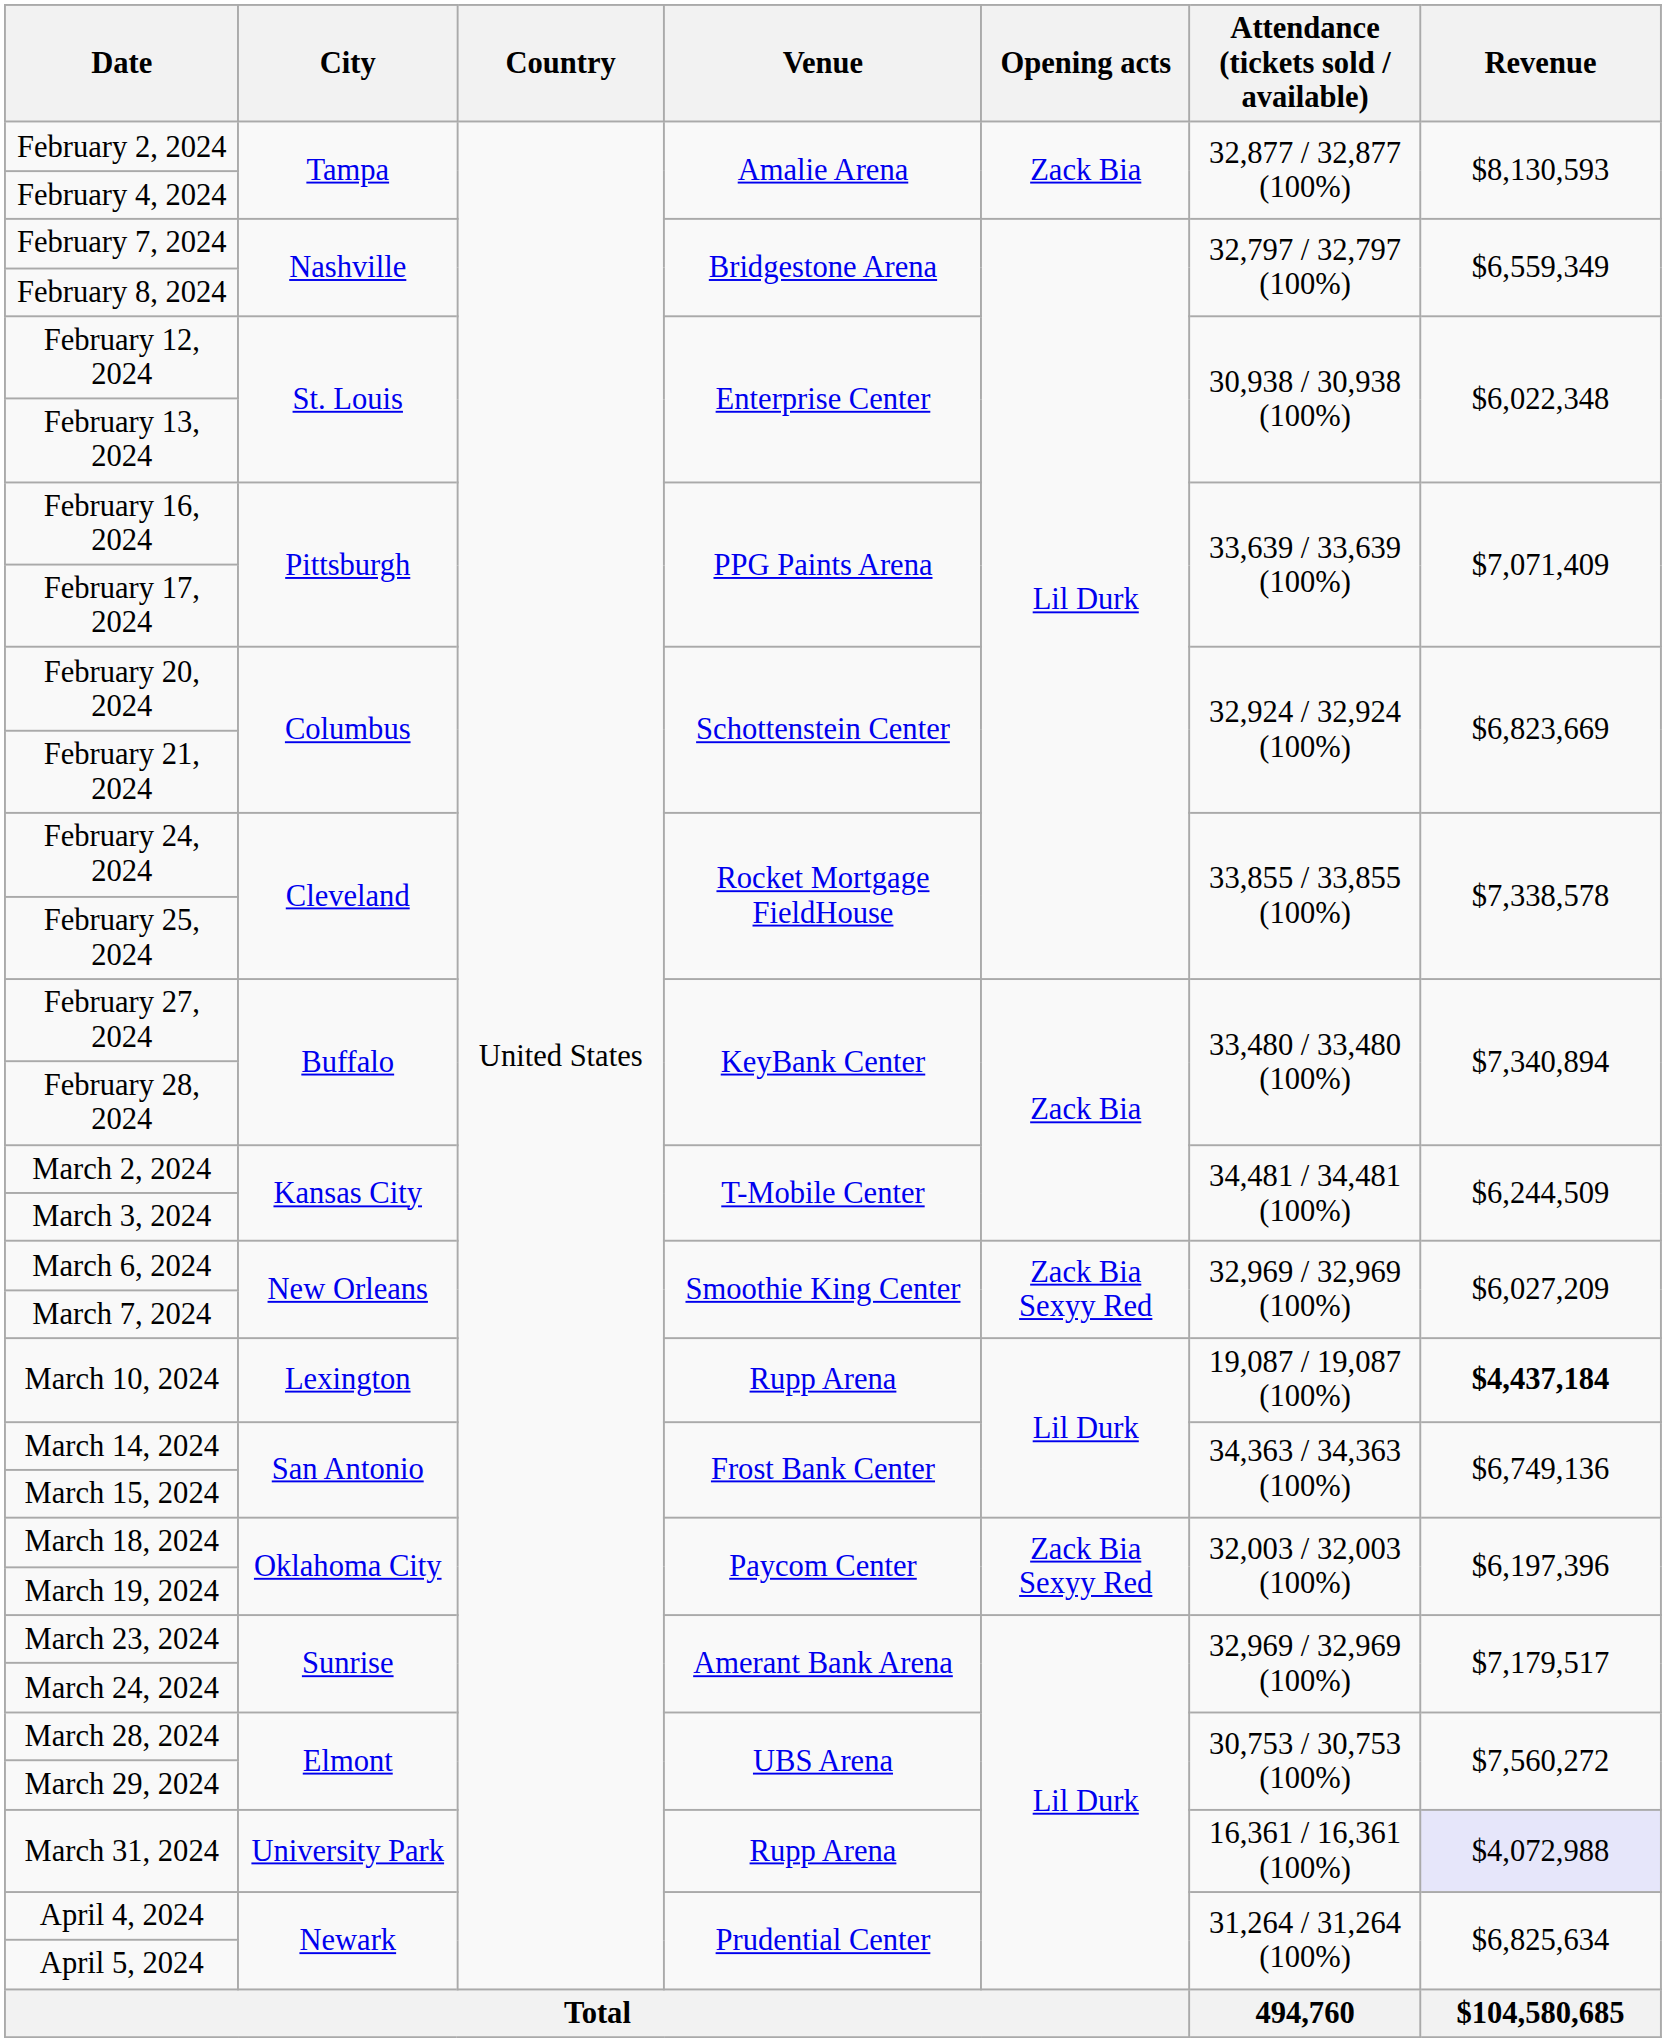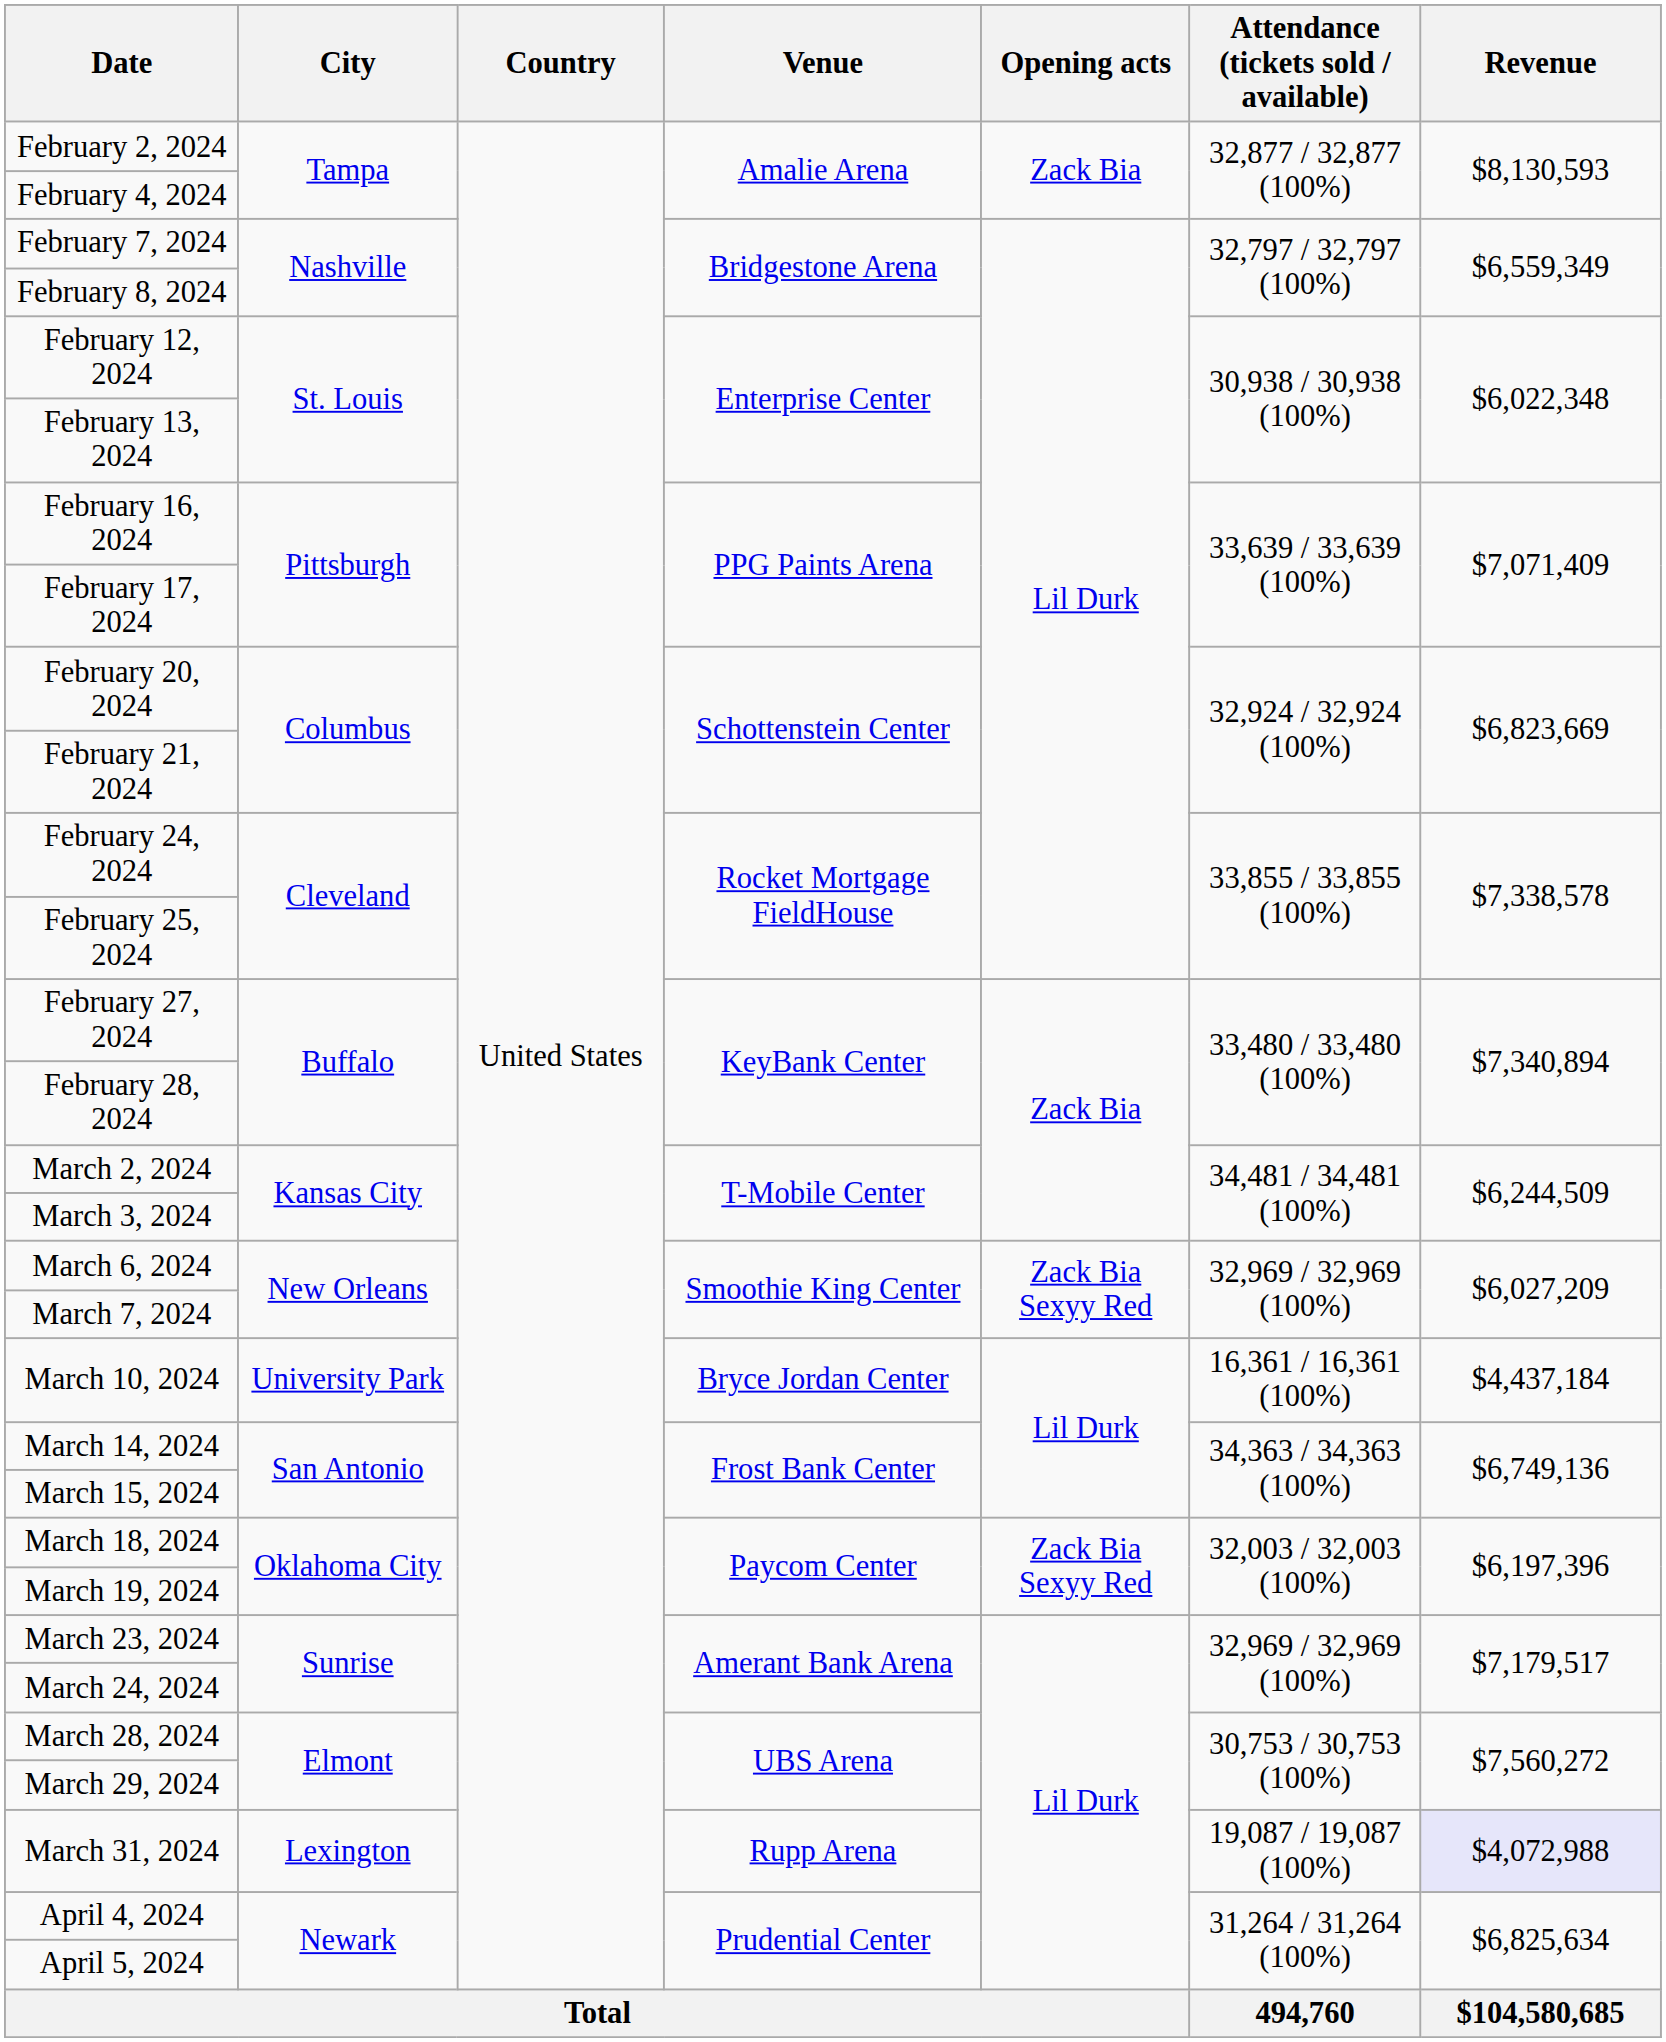(348, 1379) Lexington -> (348, 1379) University Park
(823, 1379) Rupp Arena -> (823, 1379) Bryce Jordan Center
(1305, 1379) 19,087 / 19,087 (100%) -> (1305, 1379) 16,361 / 16,361 (100%)
(1540, 1379) bold -> (1540, 1379) normal
(348, 1849) University Park -> (348, 1849) Lexington
(1305, 1849) 16,361 / 16,361 (100%) -> (1305, 1849) 19,087 / 19,087 (100%)
